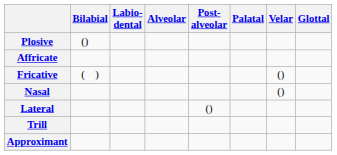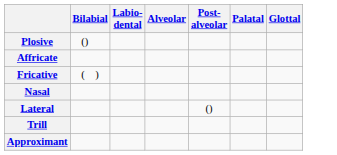- column: (281, 18)
